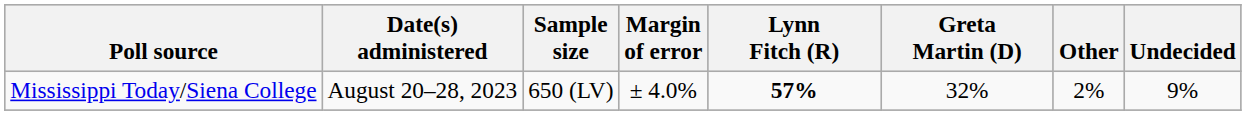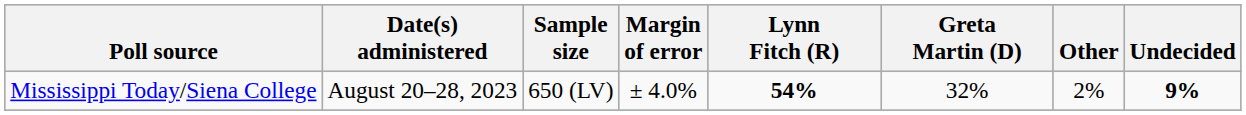(794, 90) 57% -> (794, 90) 54%
(1183, 90) normal -> (1183, 90) bold
